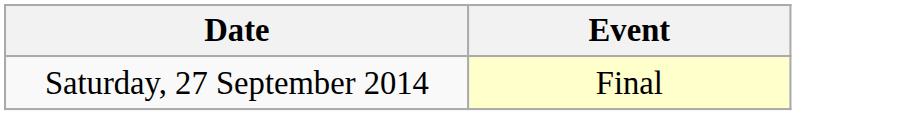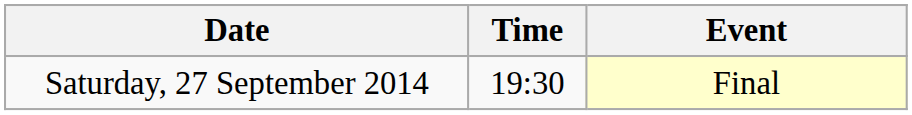+ column: (527, 30)
